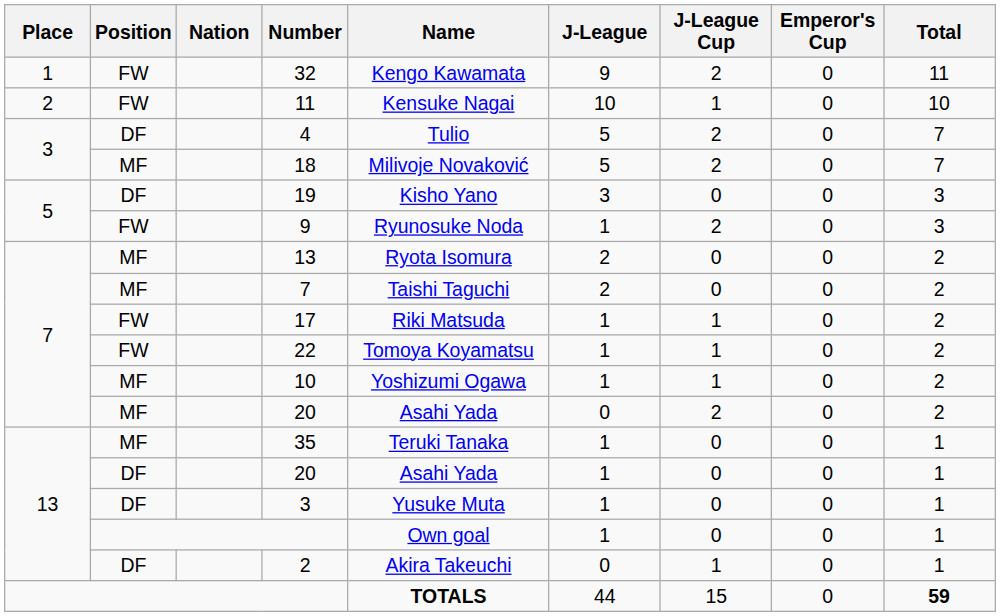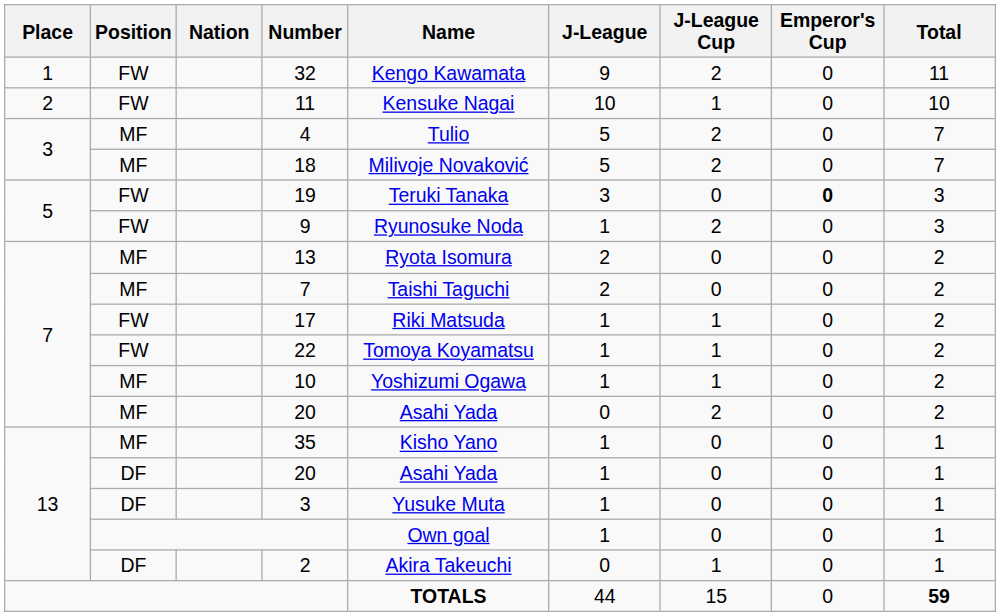(133, 134) DF -> (133, 134) MF
(133, 196) DF -> (133, 196) FW
(449, 196) Kisho Yano -> (449, 196) Teruki Tanaka
(828, 196) normal -> (828, 196) bold
(449, 442) Teruki Tanaka -> (449, 442) Kisho Yano
